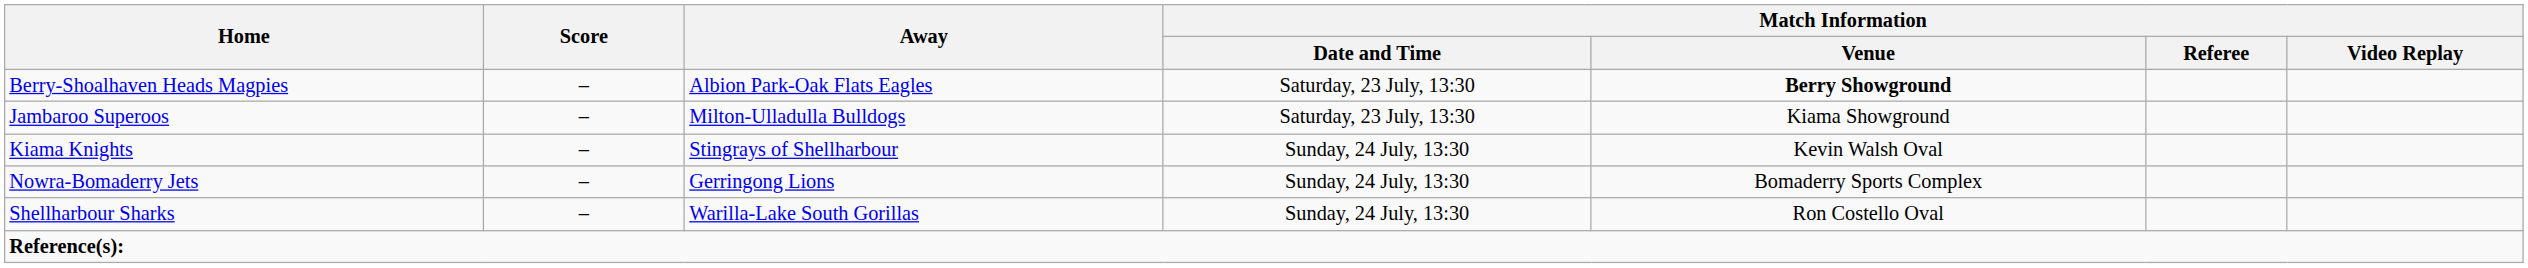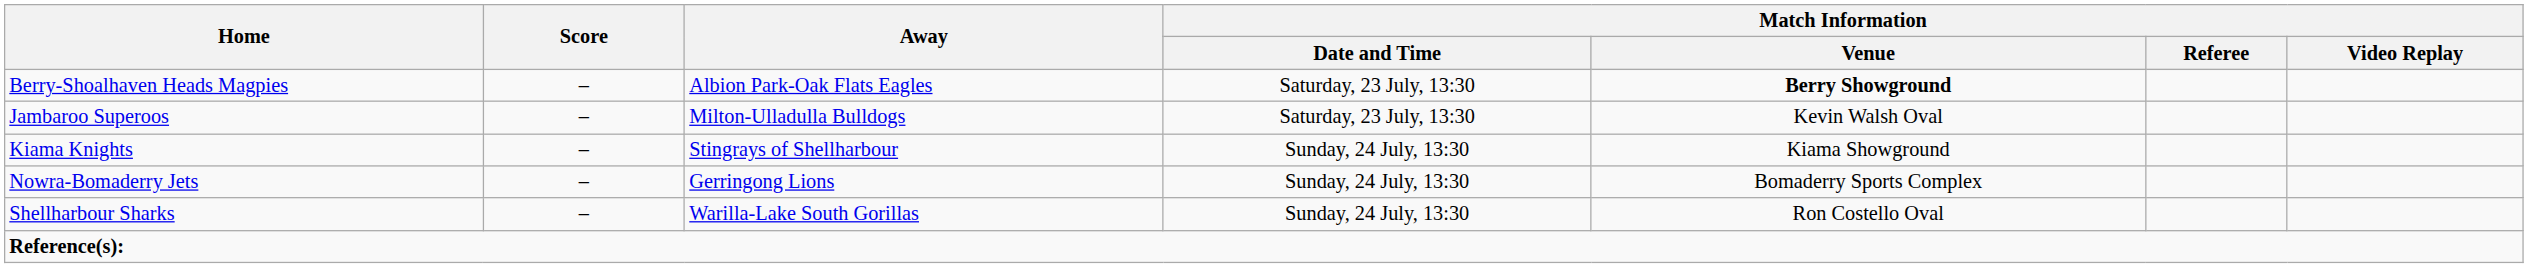(1868, 117) Kiama Showground -> (1868, 117) Kevin Walsh Oval
(1868, 149) Kevin Walsh Oval -> (1868, 149) Kiama Showground
